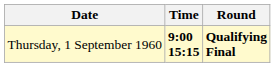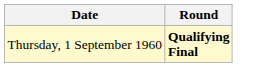- column: (184, 15)
